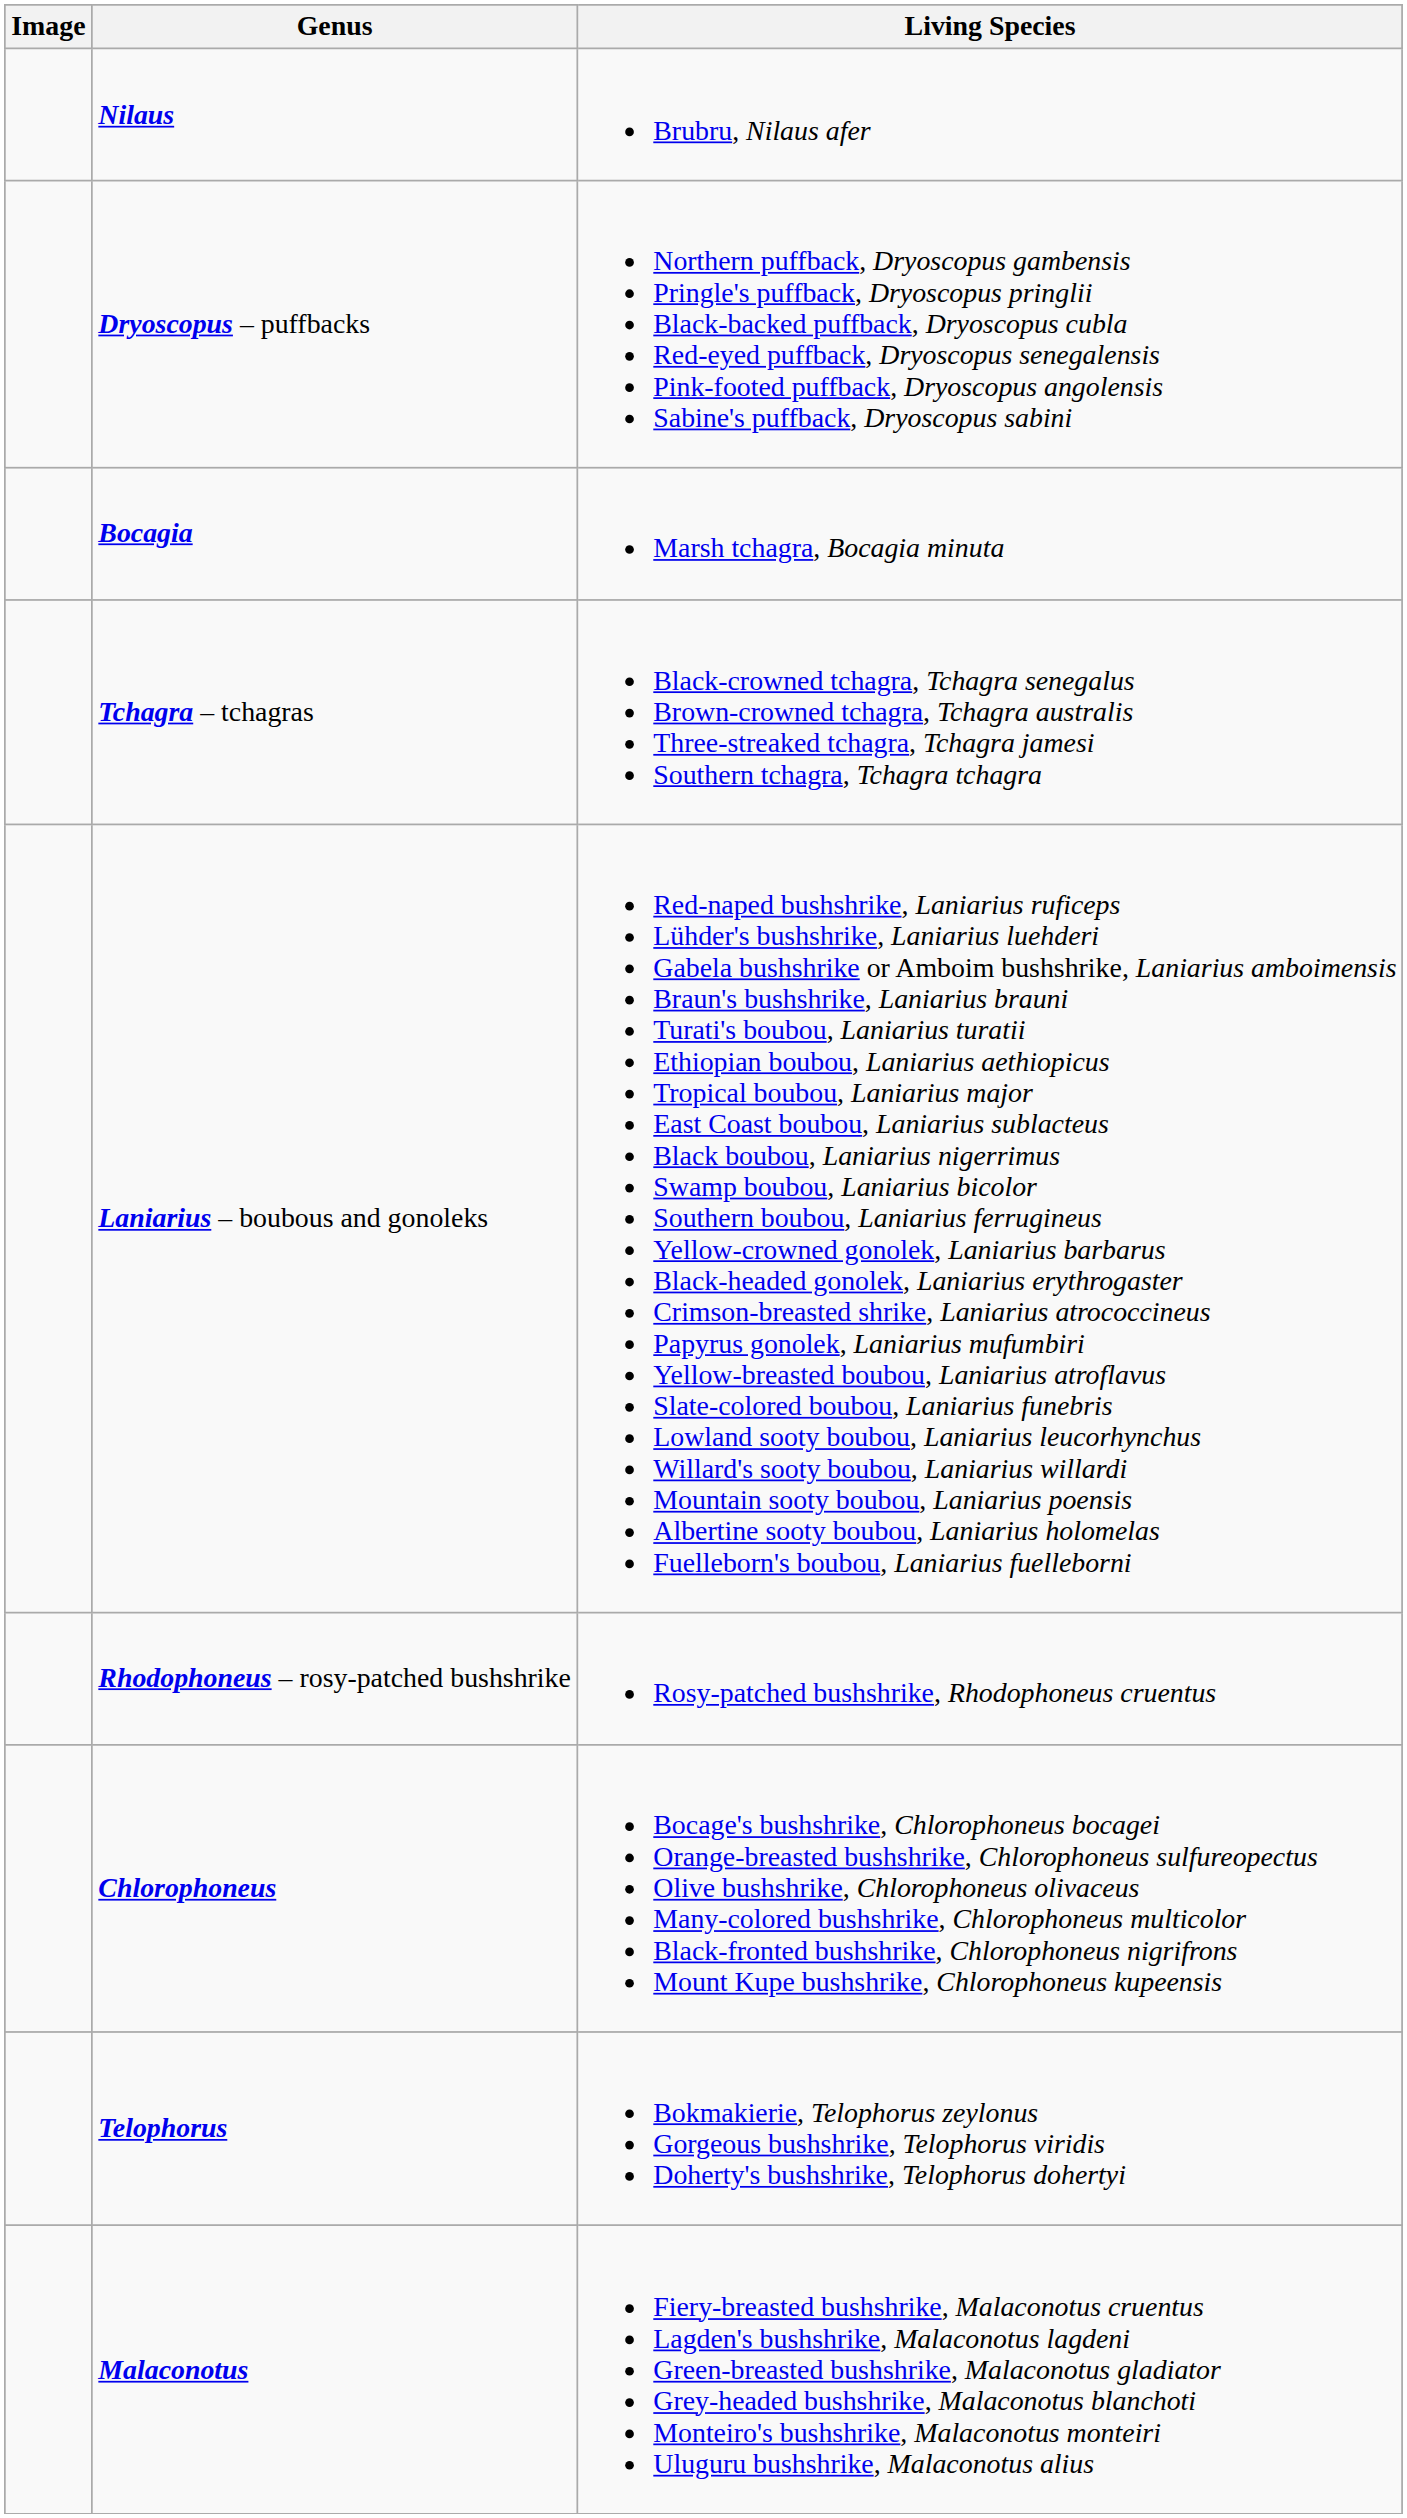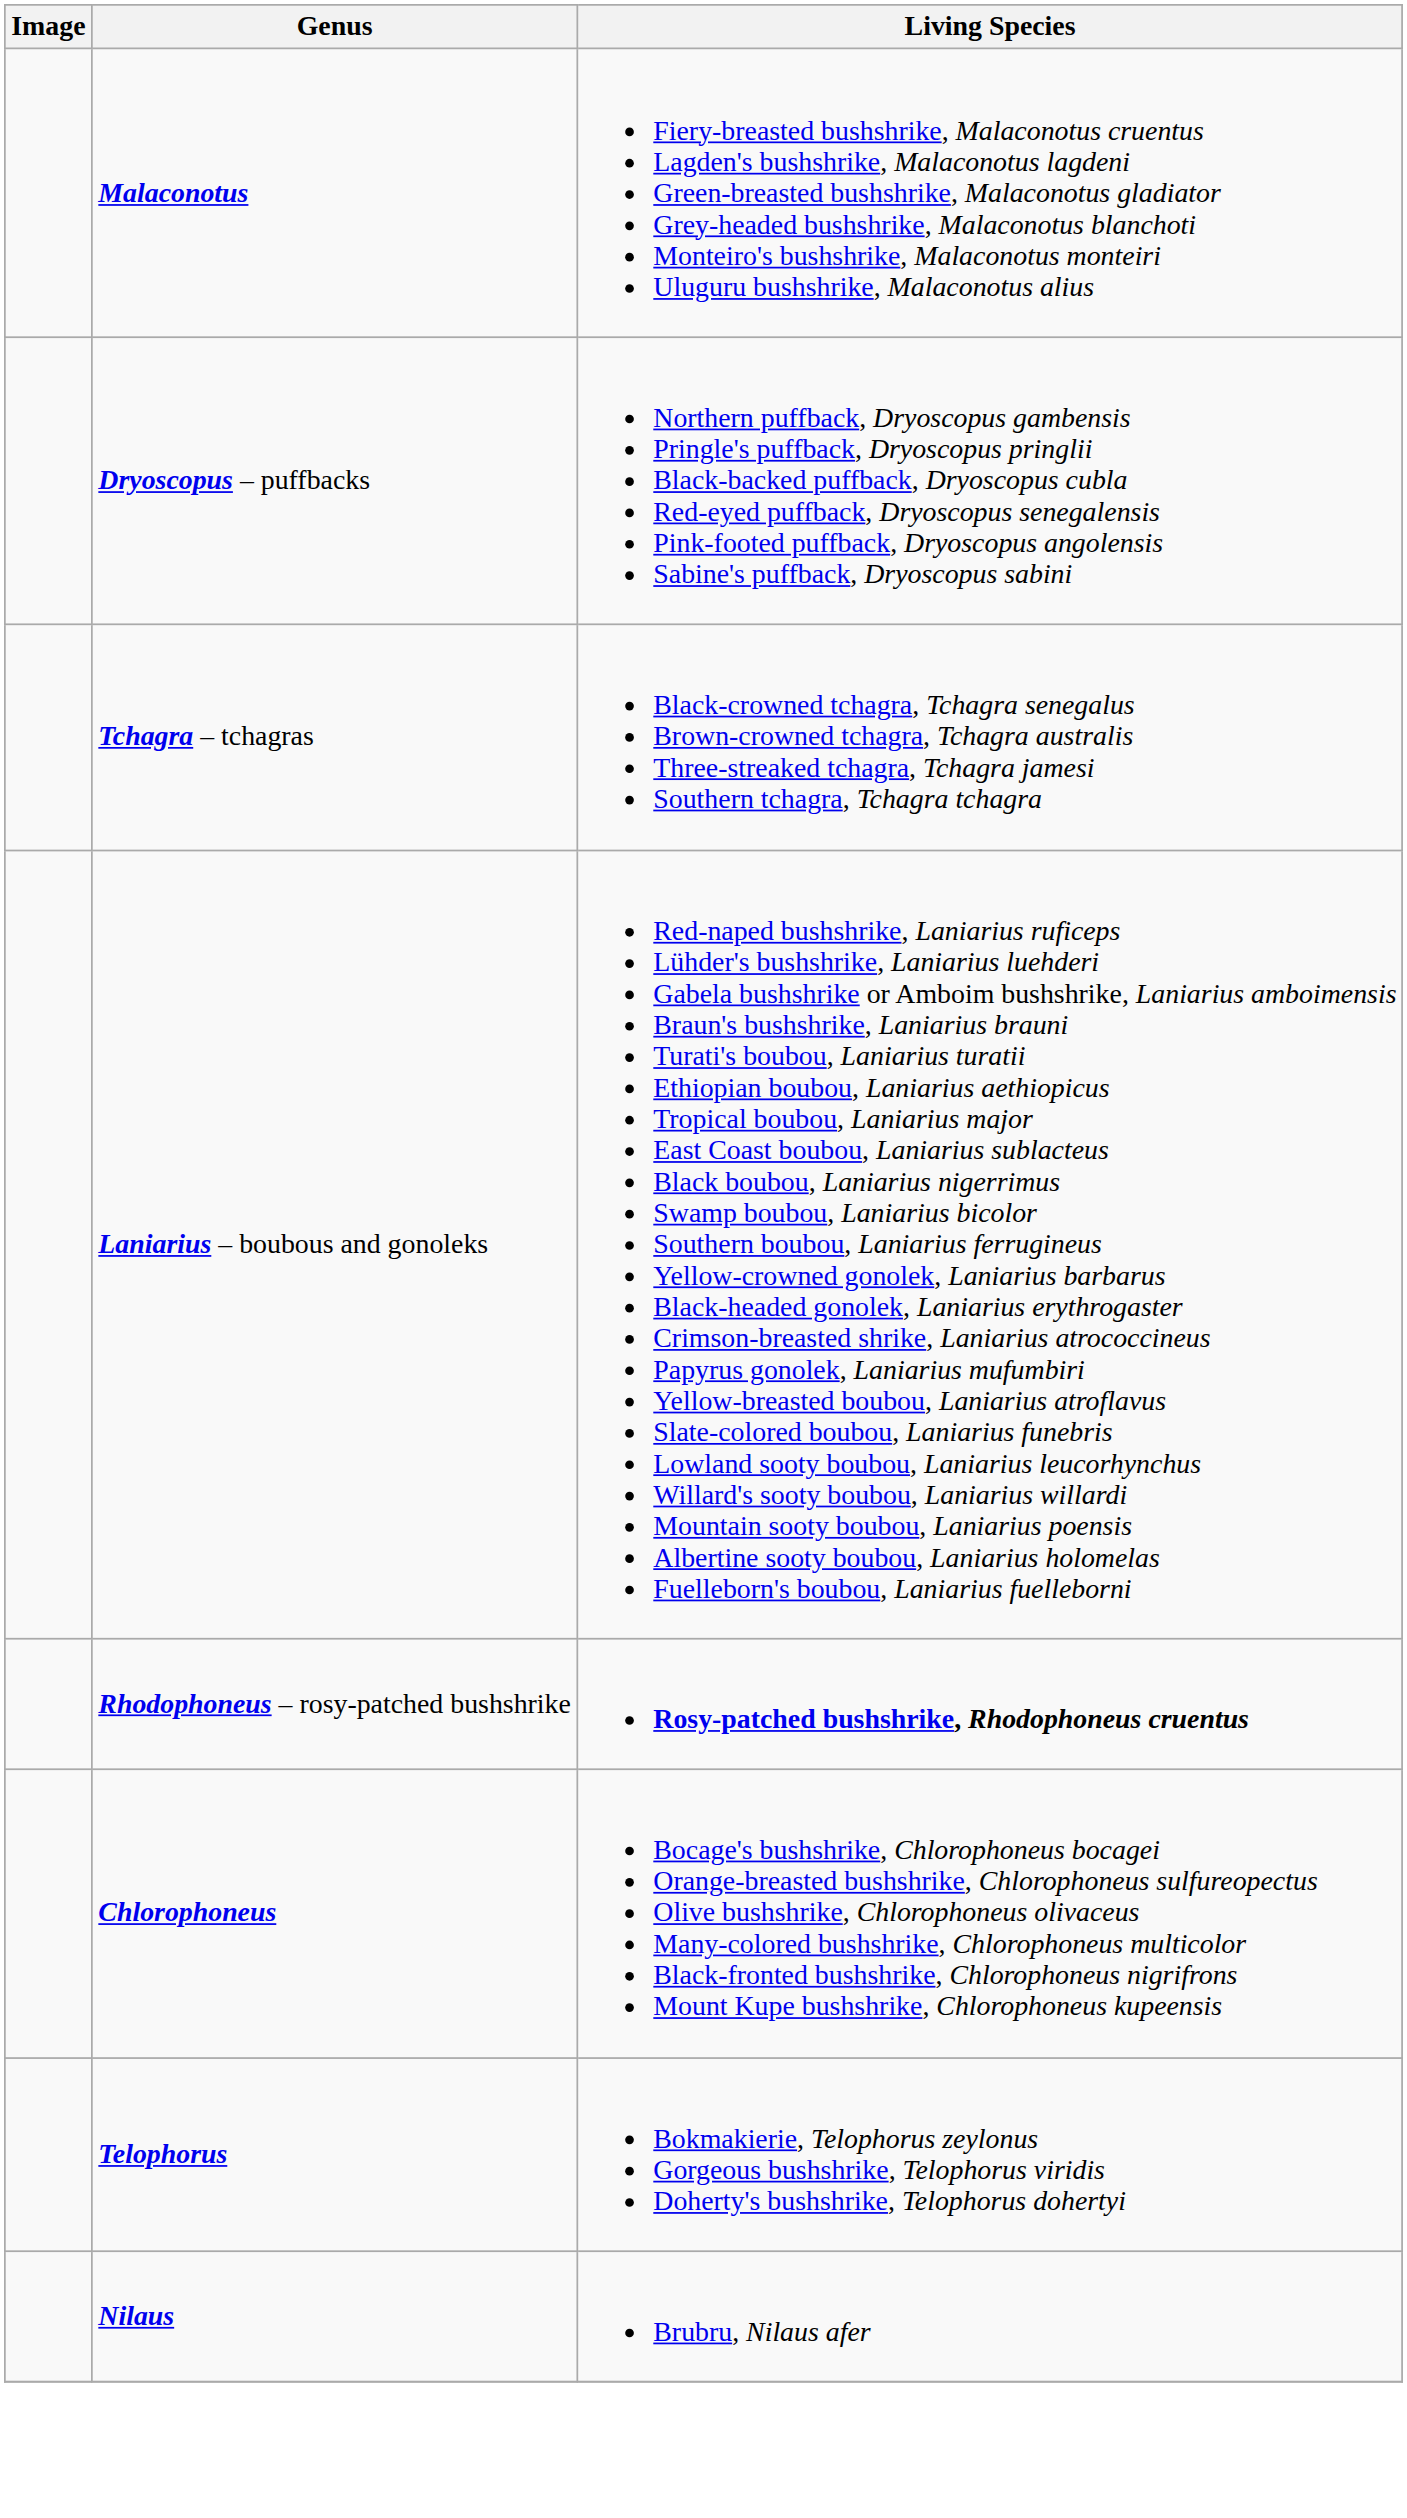rows swapped: (136, 114) <-> (173, 2369)
- row: (146, 533)
(990, 1694) normal -> (990, 1720) bold
